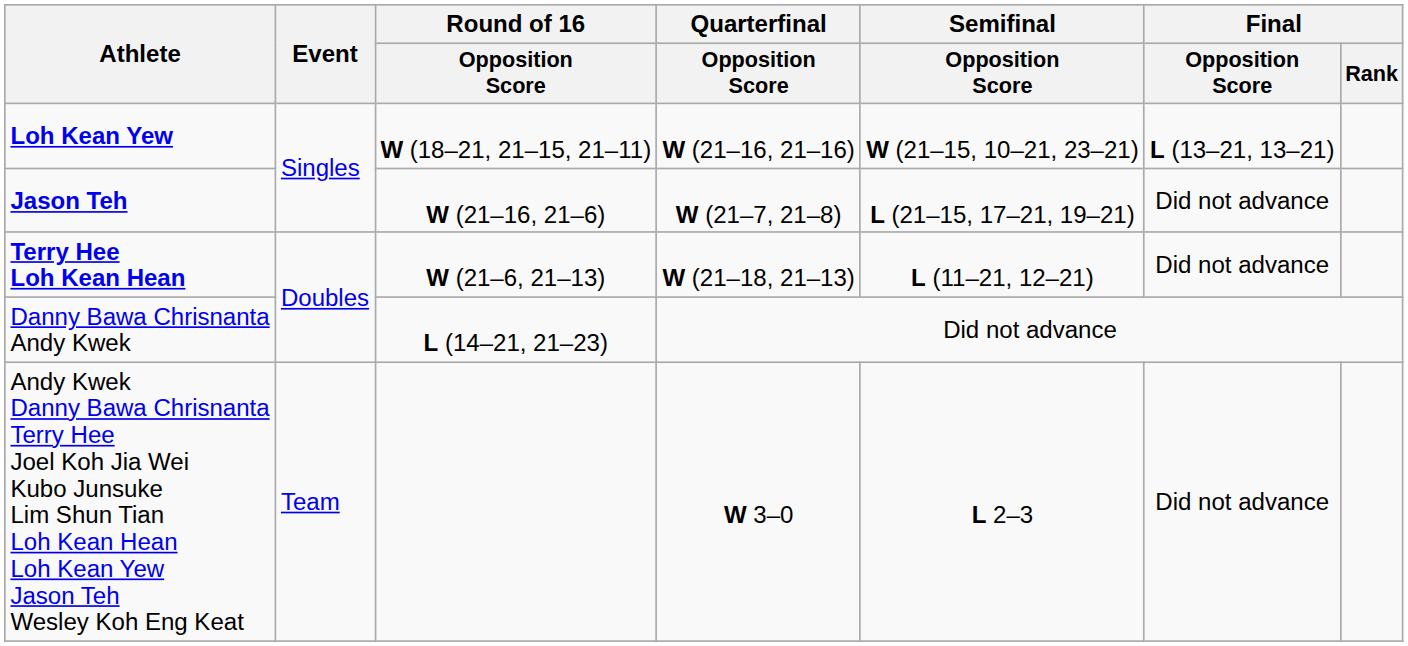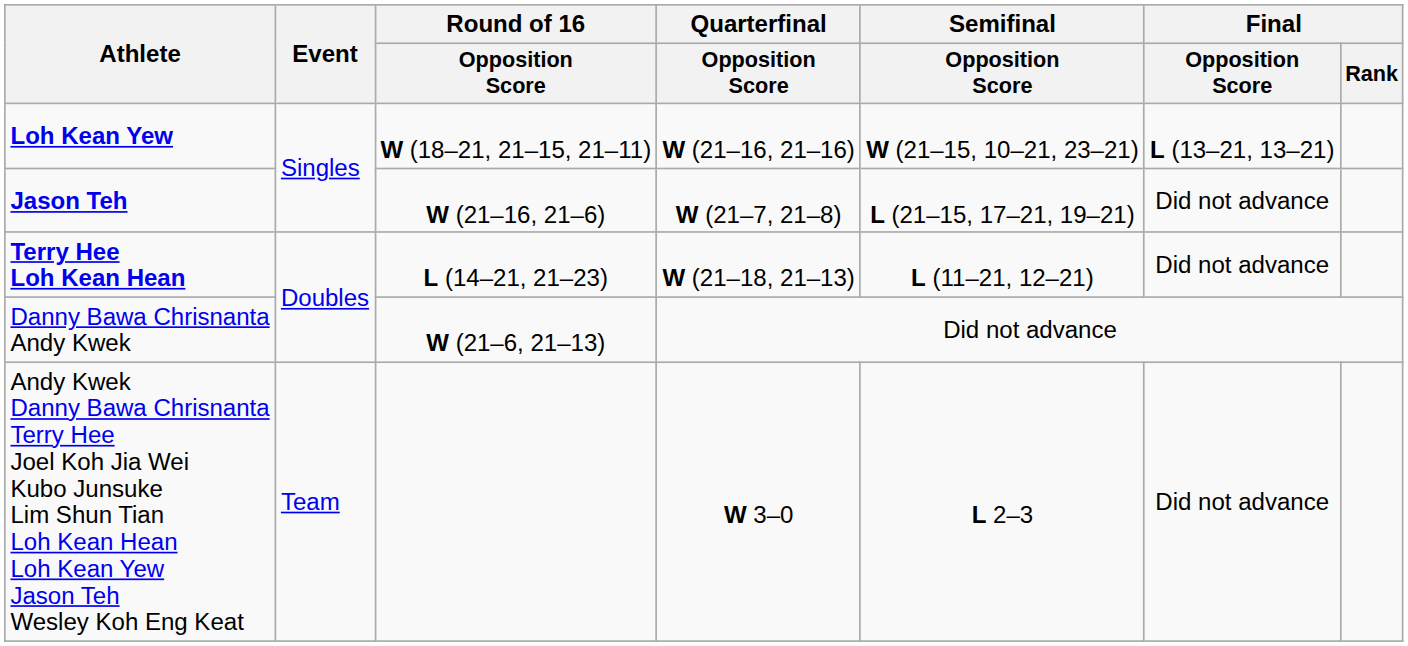(516, 279) W (21–6, 21–13) -> (516, 279) L (14–21, 21–23)
(516, 343) L (14–21, 21–23) -> (516, 343) W (21–6, 21–13)
